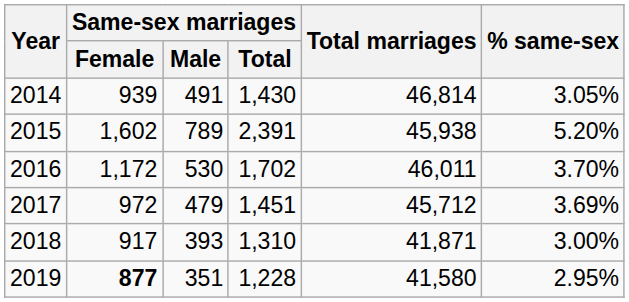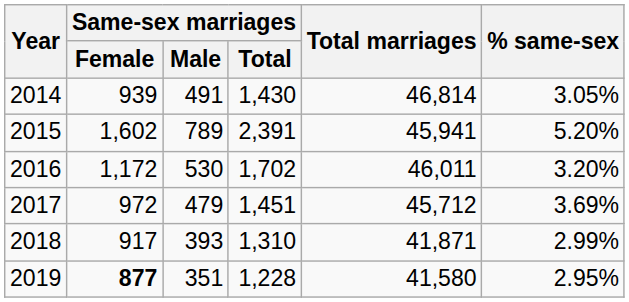(441, 132) 45,938 -> (441, 132) 45,941
(586, 168) 3.70% -> (586, 168) 3.20%
(586, 242) 3.00% -> (586, 242) 2.99%
